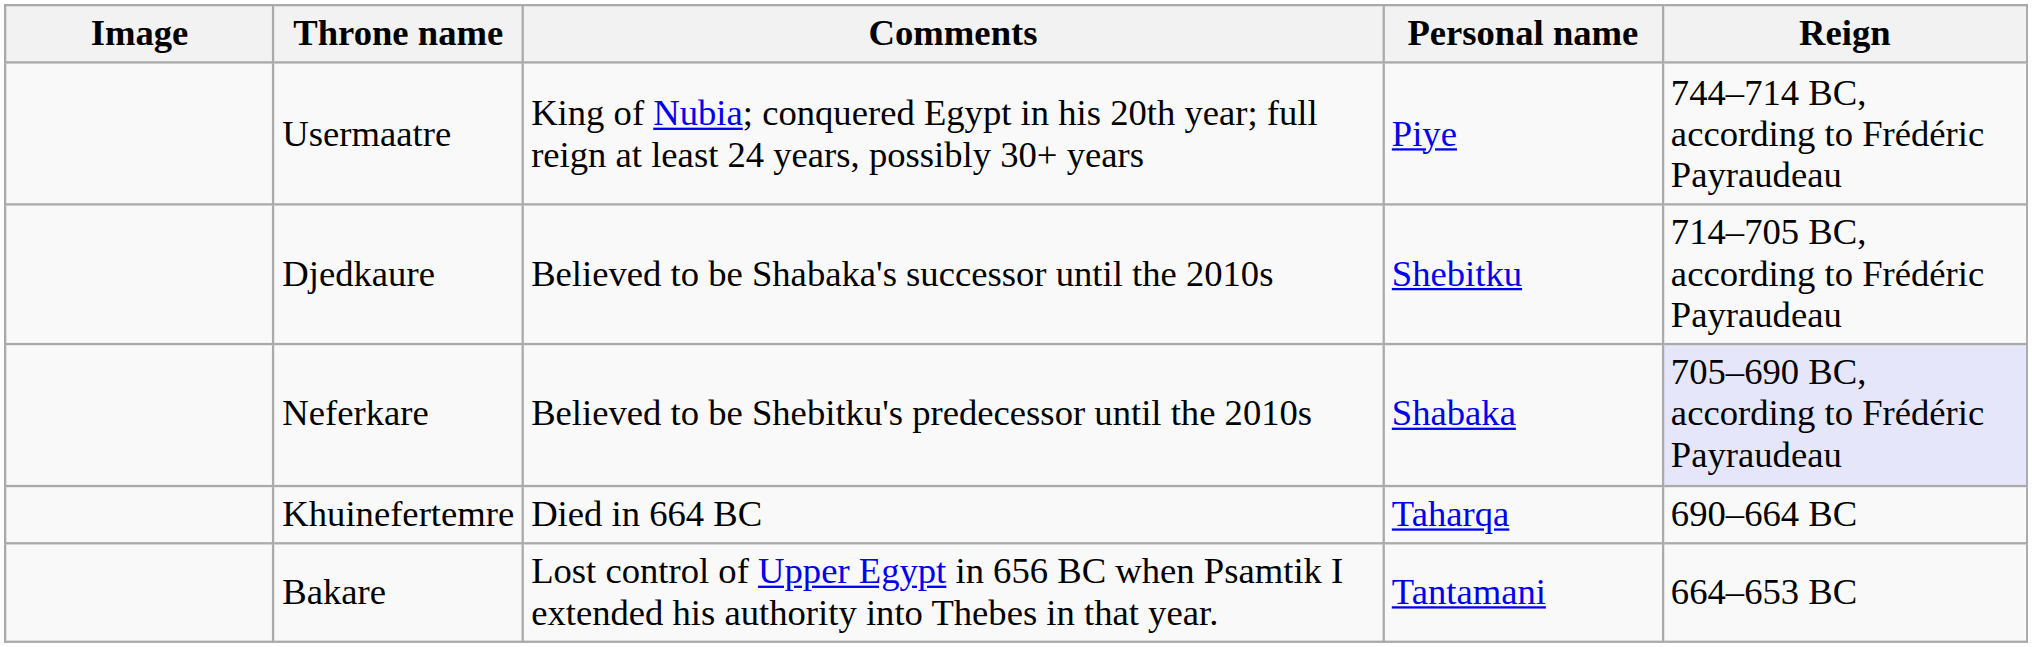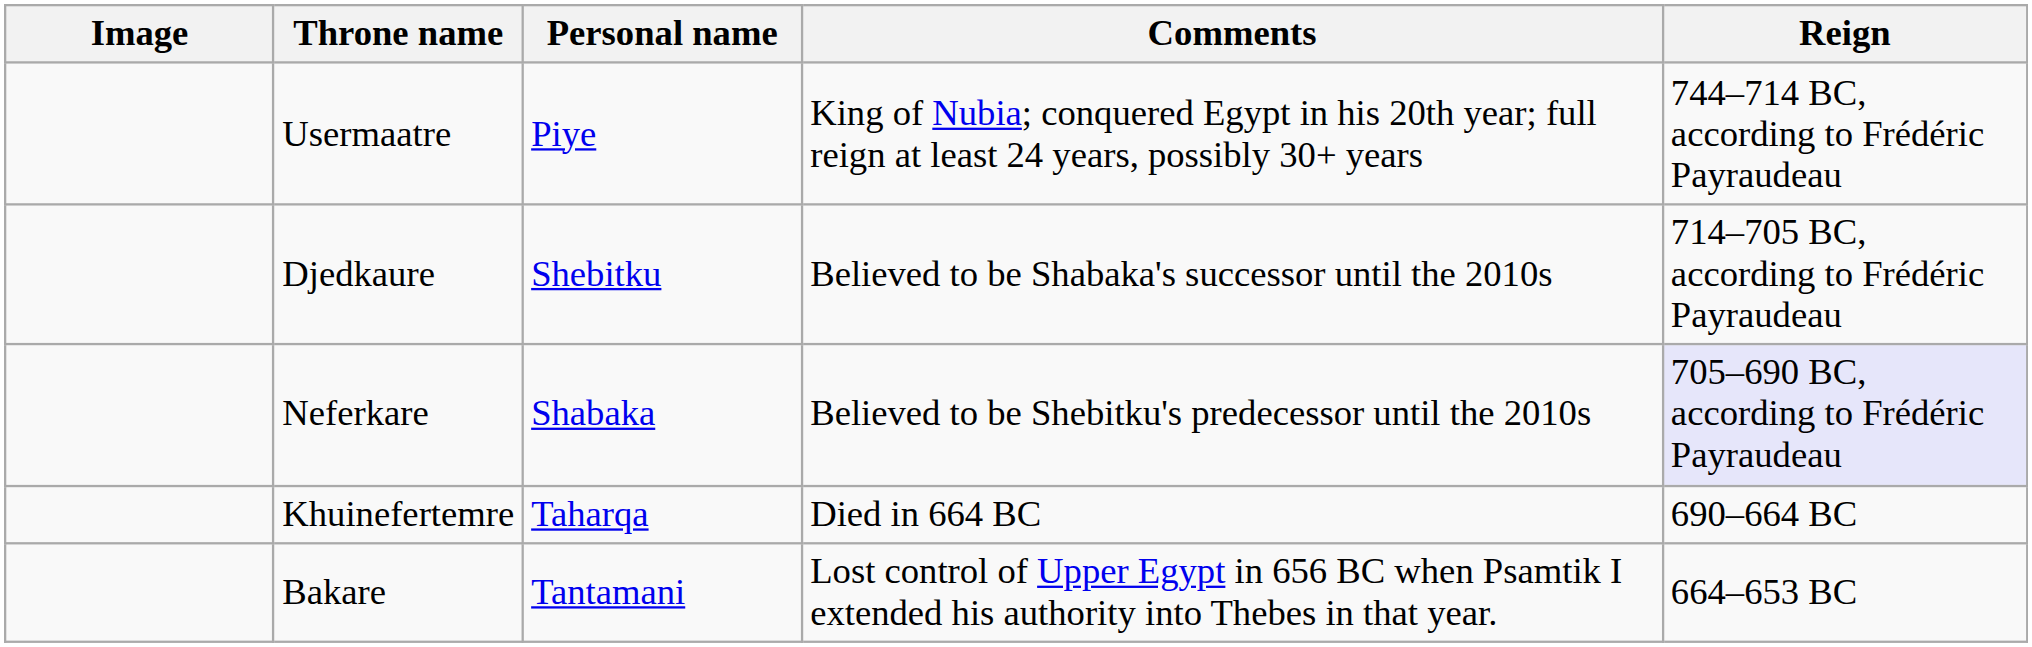columns swapped: (1523, 33) <-> (953, 33)
